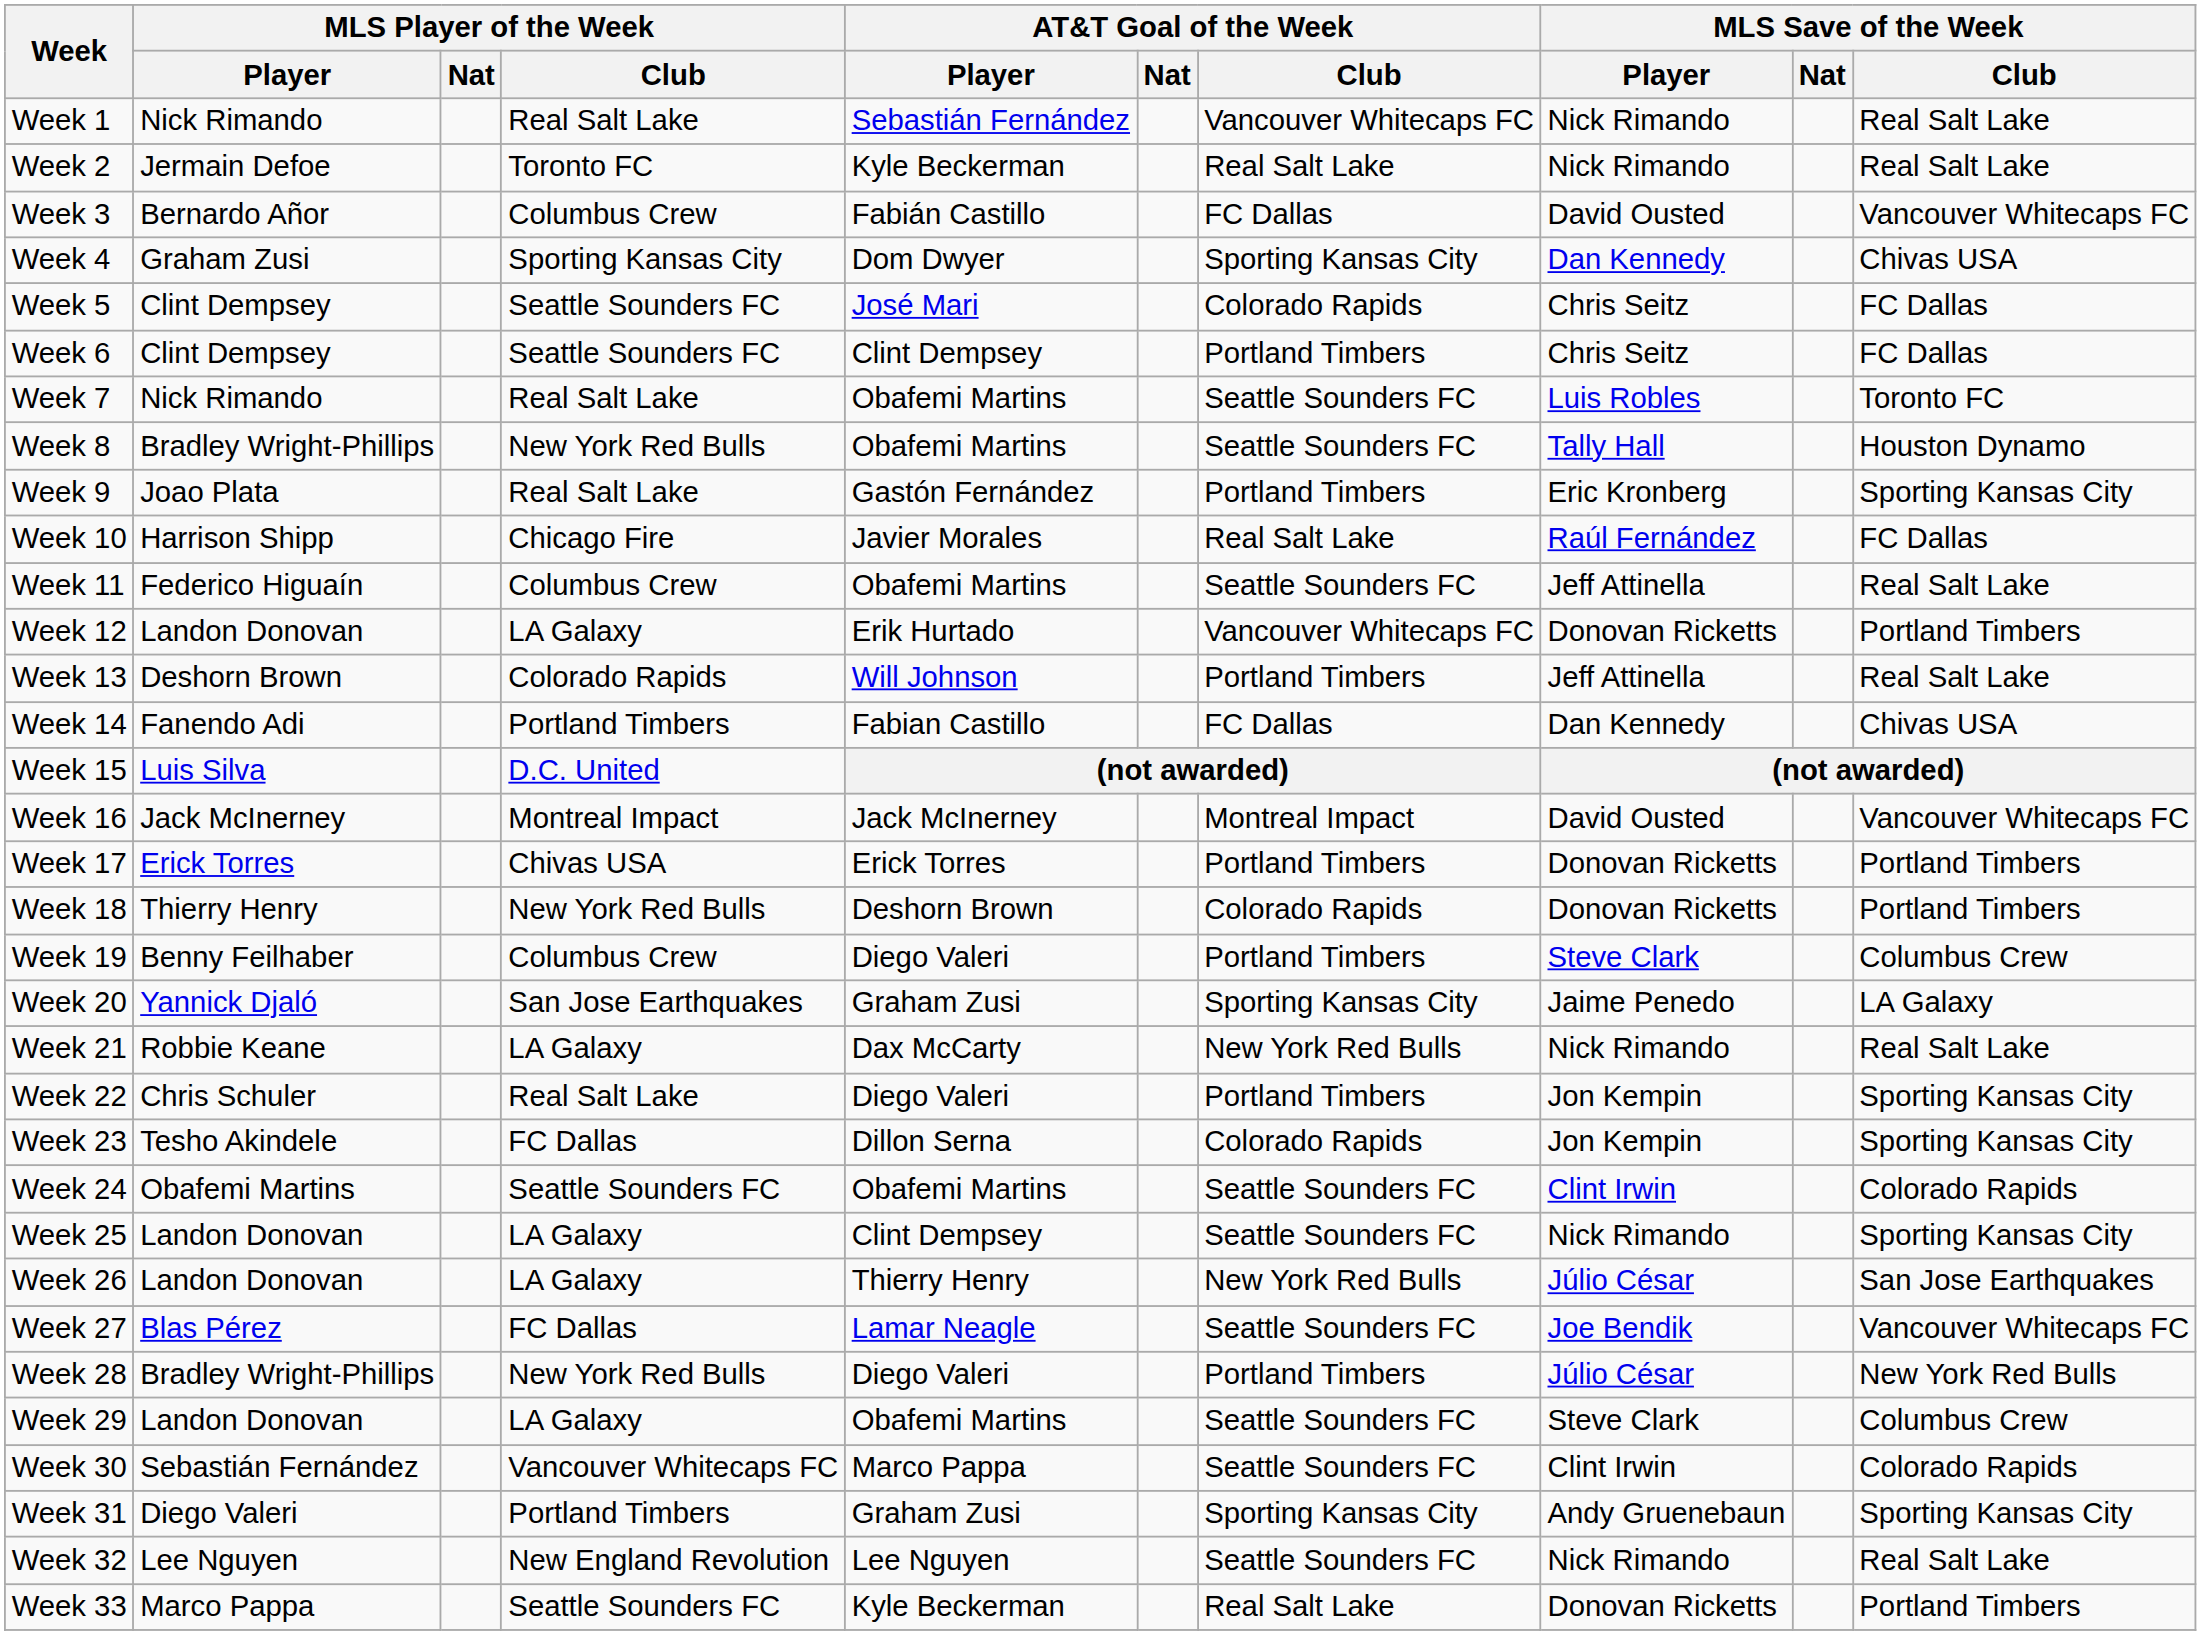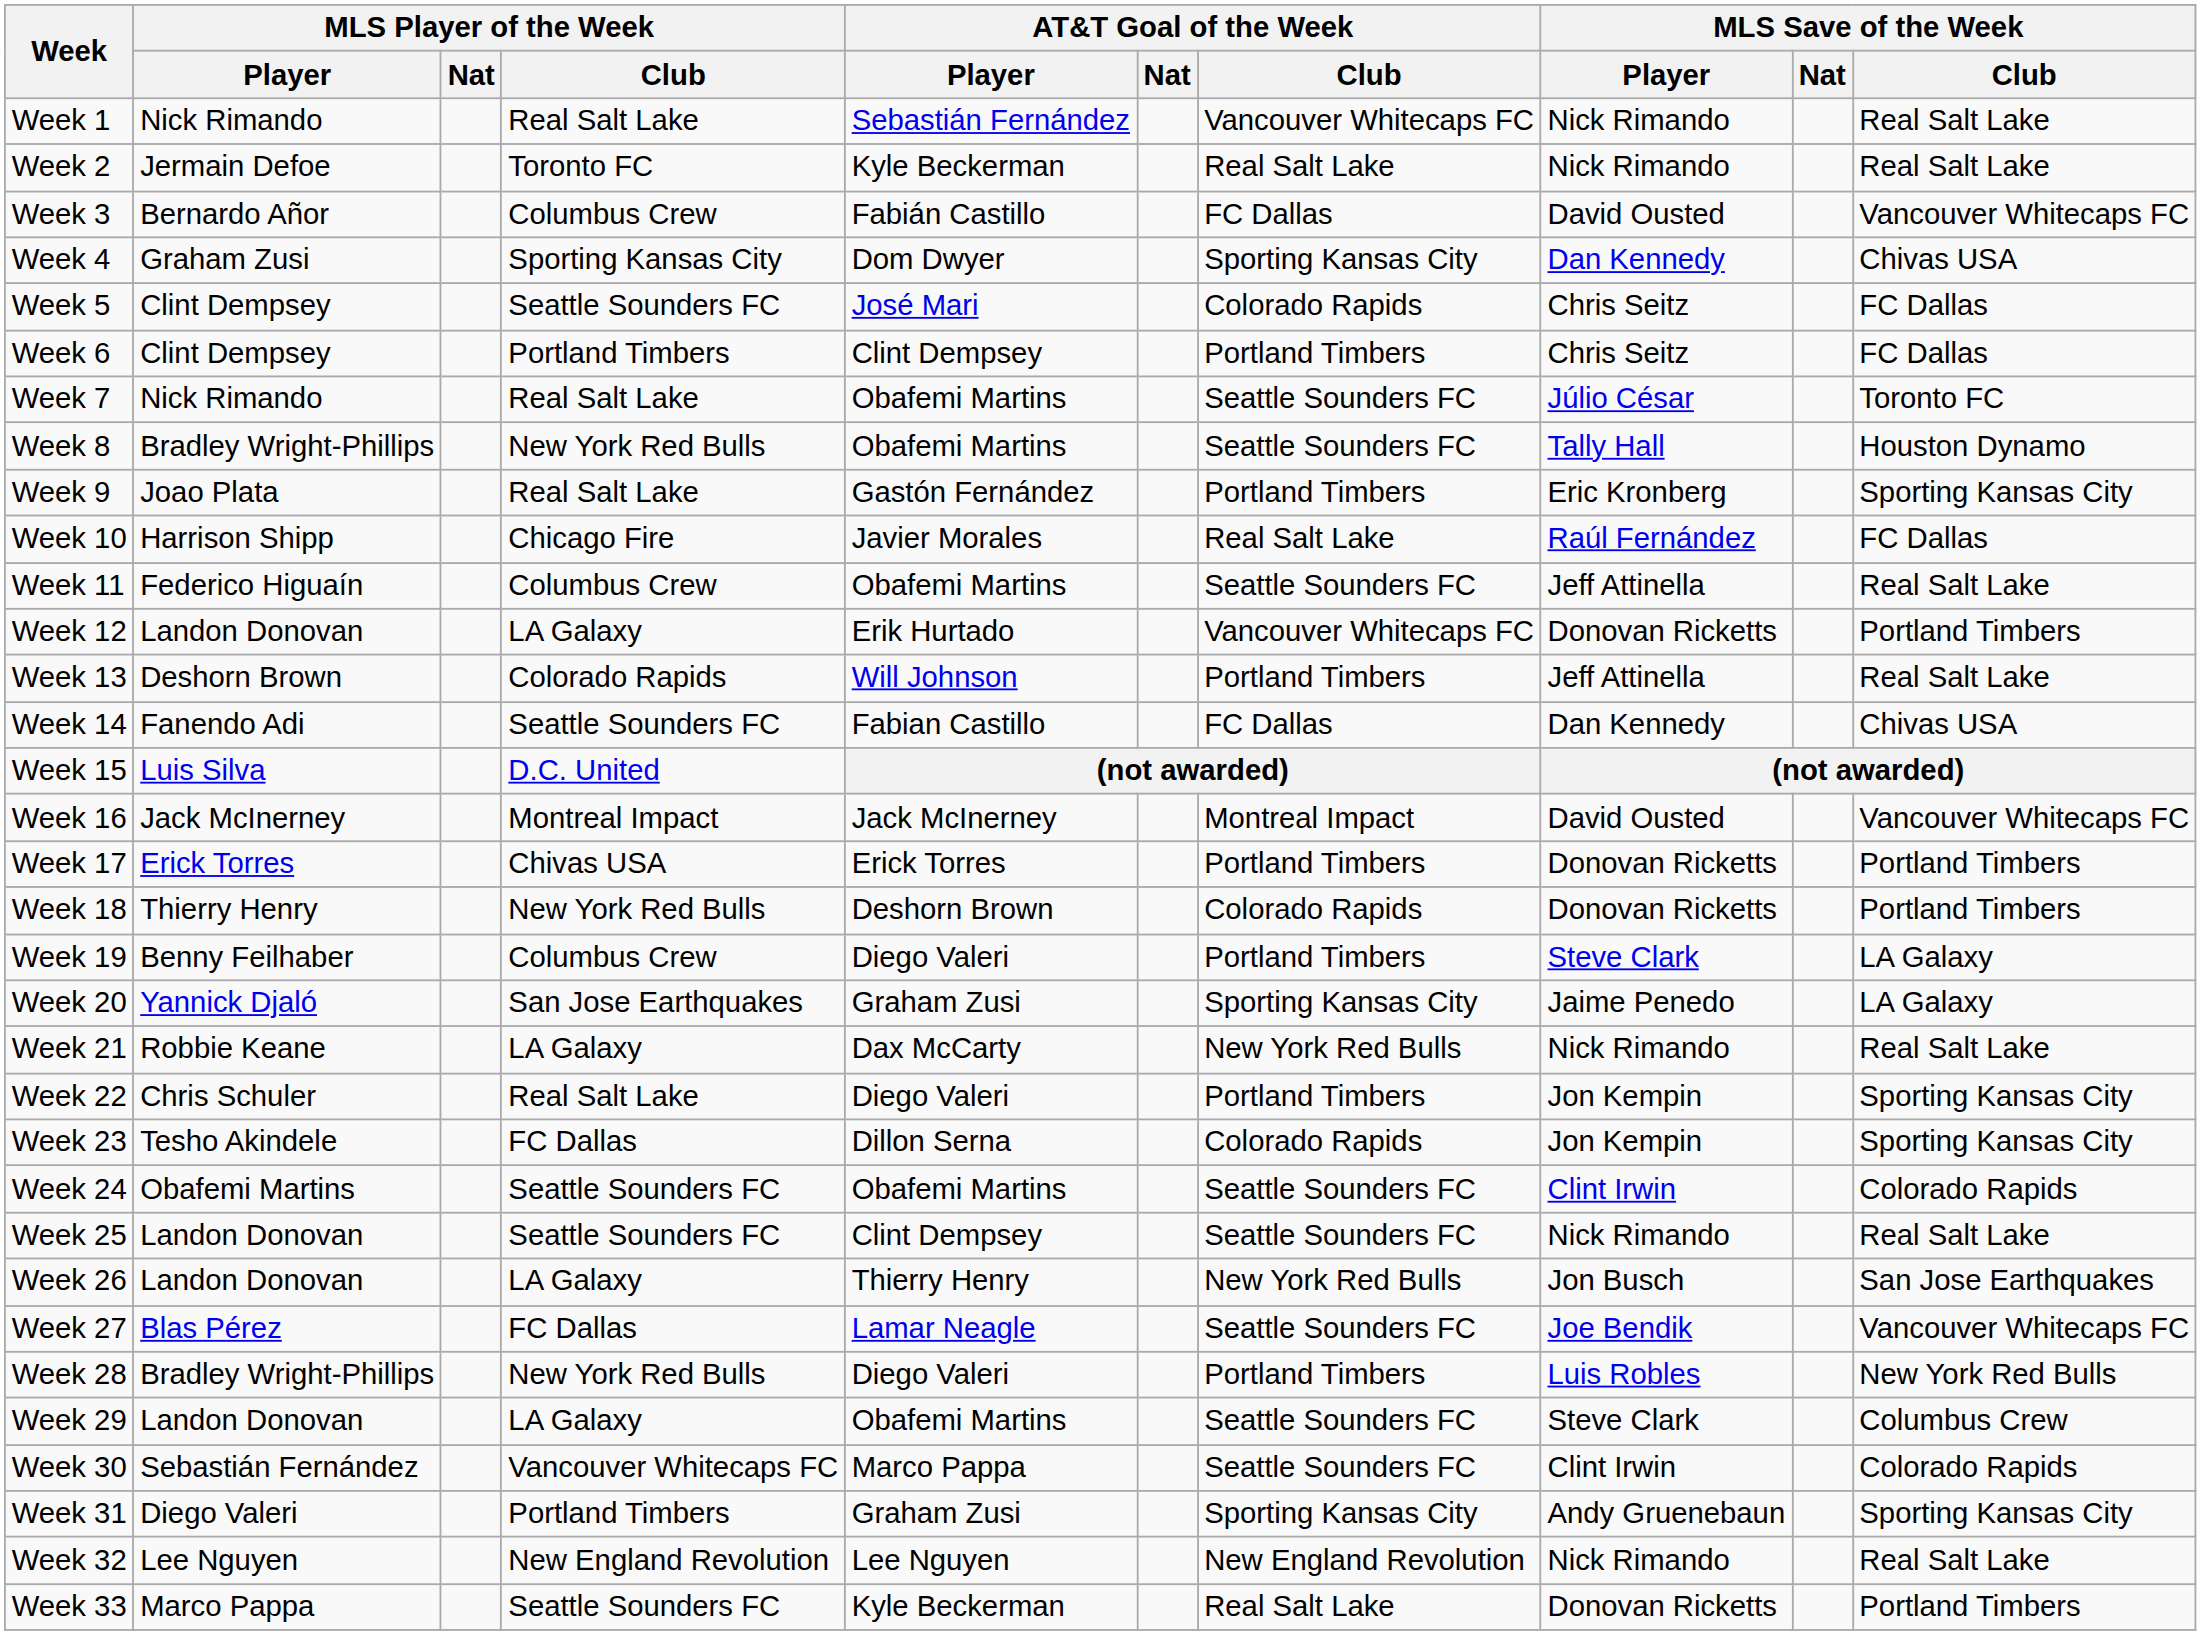(644, 352) Seattle Sounders FC -> (619, 352) Portland Timbers
(1624, 399) Luis Robles -> (1621, 399) Júlio César
(619, 724) Portland Timbers -> (644, 724) Seattle Sounders FC
(1963, 956) Columbus Crew -> (1926, 956) LA Galaxy
(575, 1235) LA Galaxy -> (644, 1235) Seattle Sounders FC
(1996, 1235) Sporting Kansas City -> (1955, 1235) Real Salt Lake
(1621, 1281) Júlio César -> (1616, 1281) Jon Busch
(1621, 1374) Júlio César -> (1624, 1374) Luis Robles
(1340, 1560) Seattle Sounders FC -> (1365, 1560) New England Revolution
